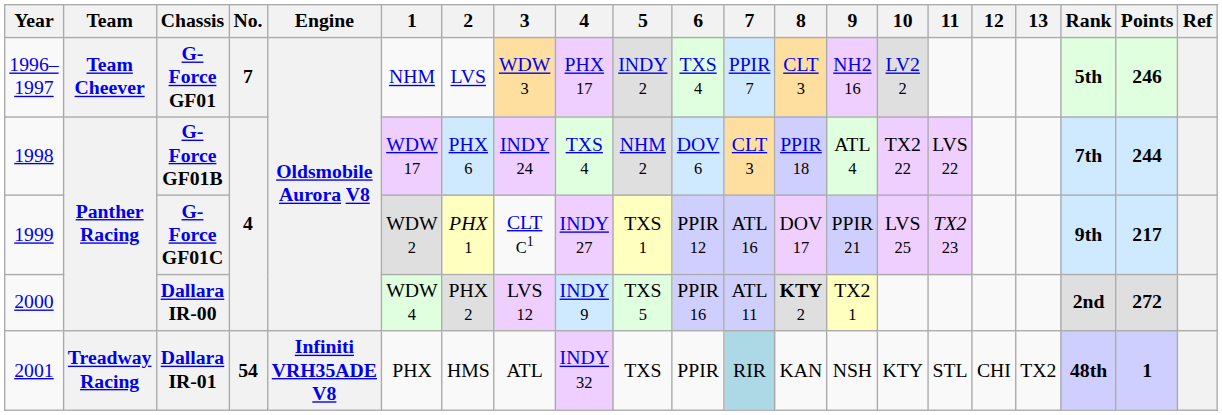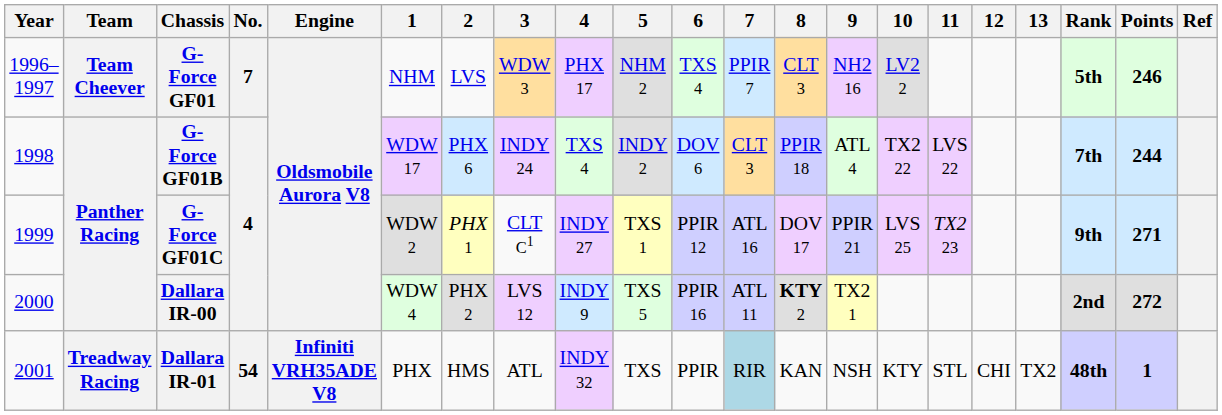(643, 76) INDY 2 -> (643, 76) NHM 2
(643, 156) NHM 2 -> (643, 156) INDY 2
(1147, 235) 217 -> (1147, 235) 271
